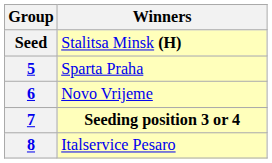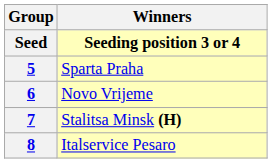(121, 42) Stalitsa Minsk (H) -> (162, 42) Seeding position 3 or 4
(162, 119) Seeding position 3 or 4 -> (121, 119) Stalitsa Minsk (H)
